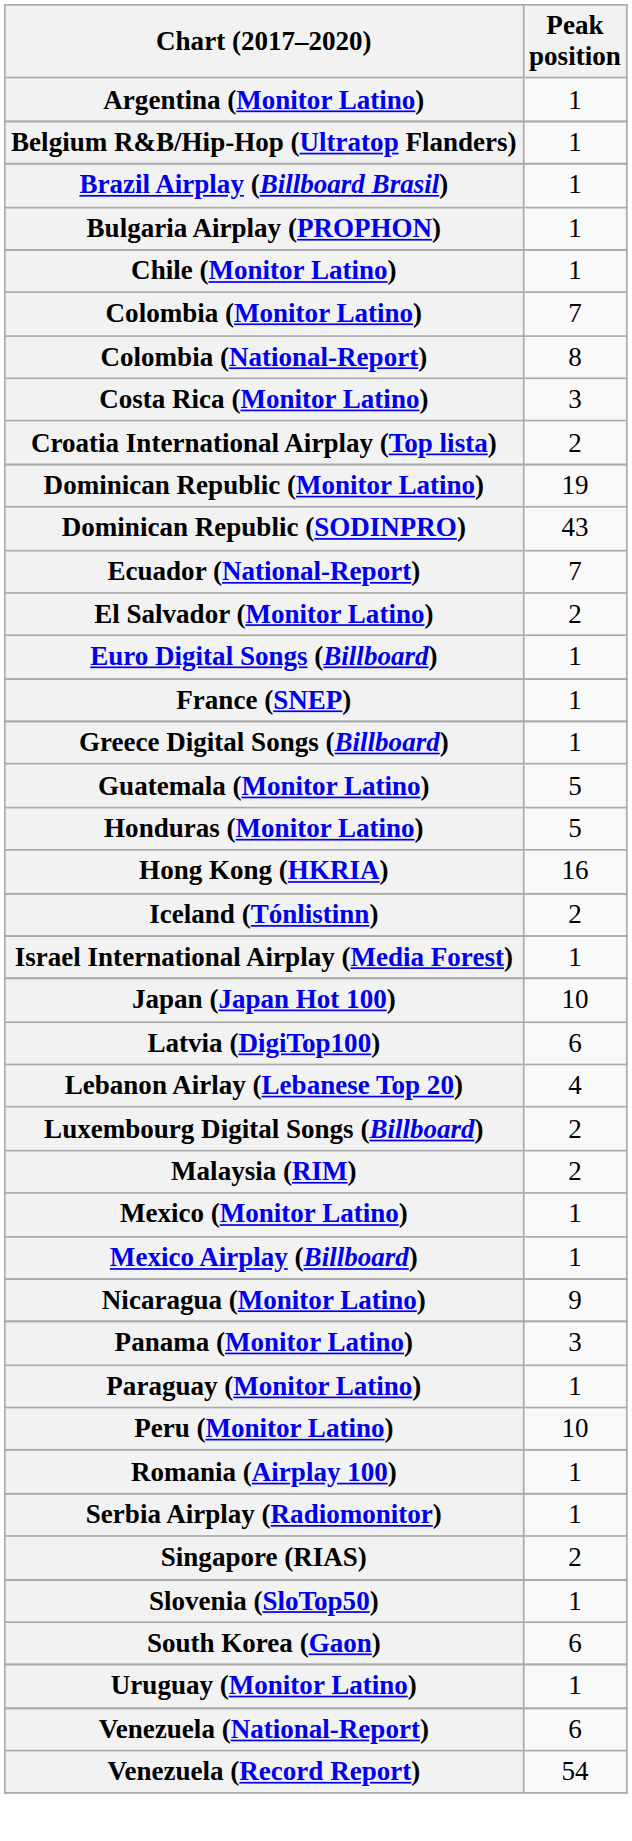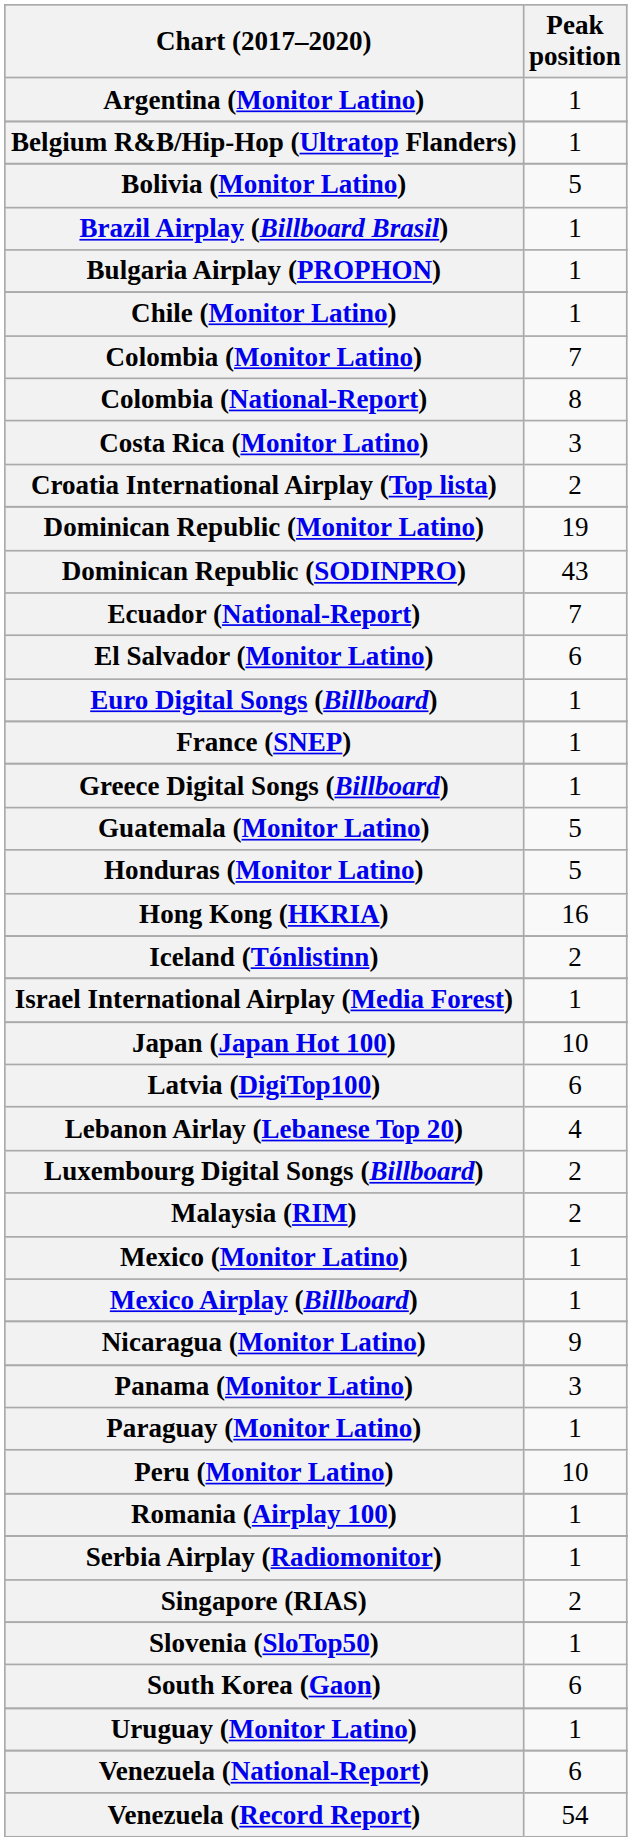+ row: (264, 185)
(575, 613) 2 -> (575, 656) 6
